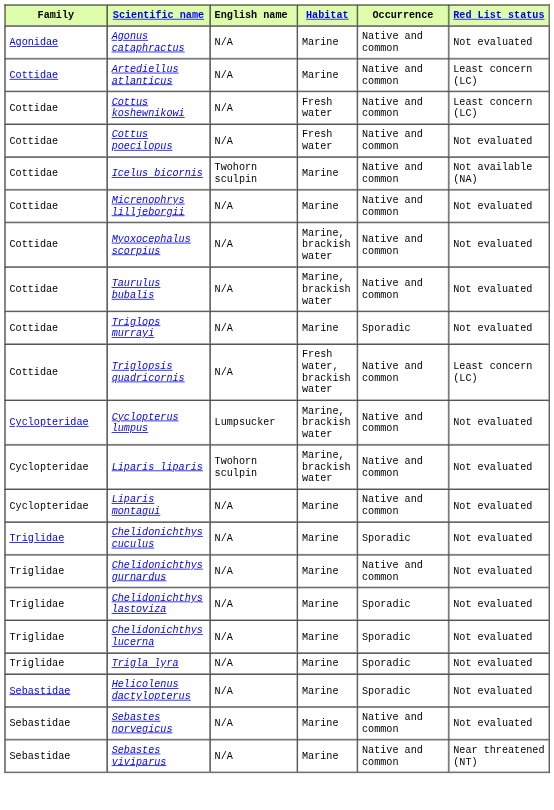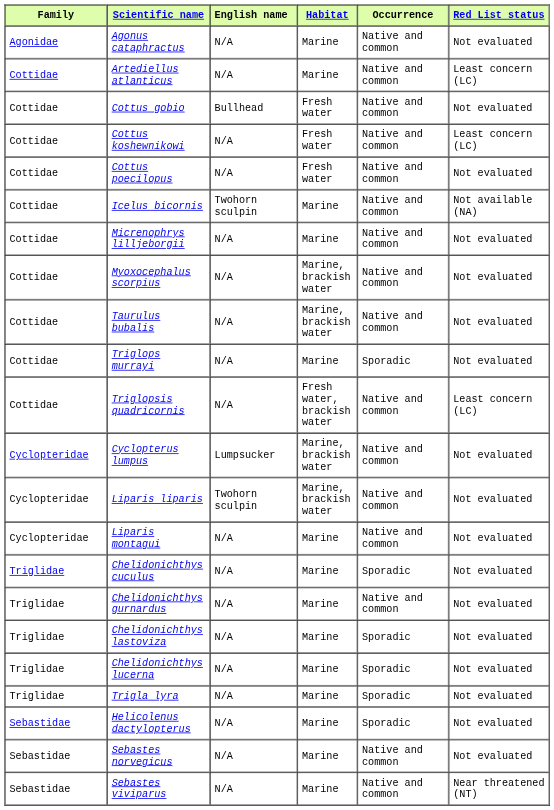+ row: (148, 108)
